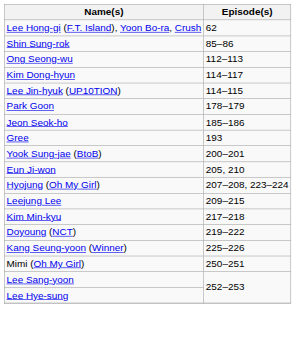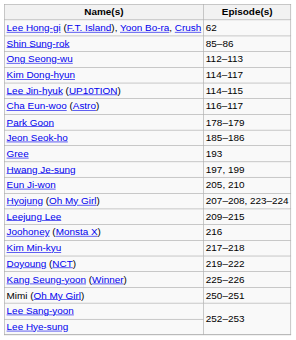+ row: (53, 106)
+ row: (41, 169)
- row: (54, 153)
+ row: (54, 232)
